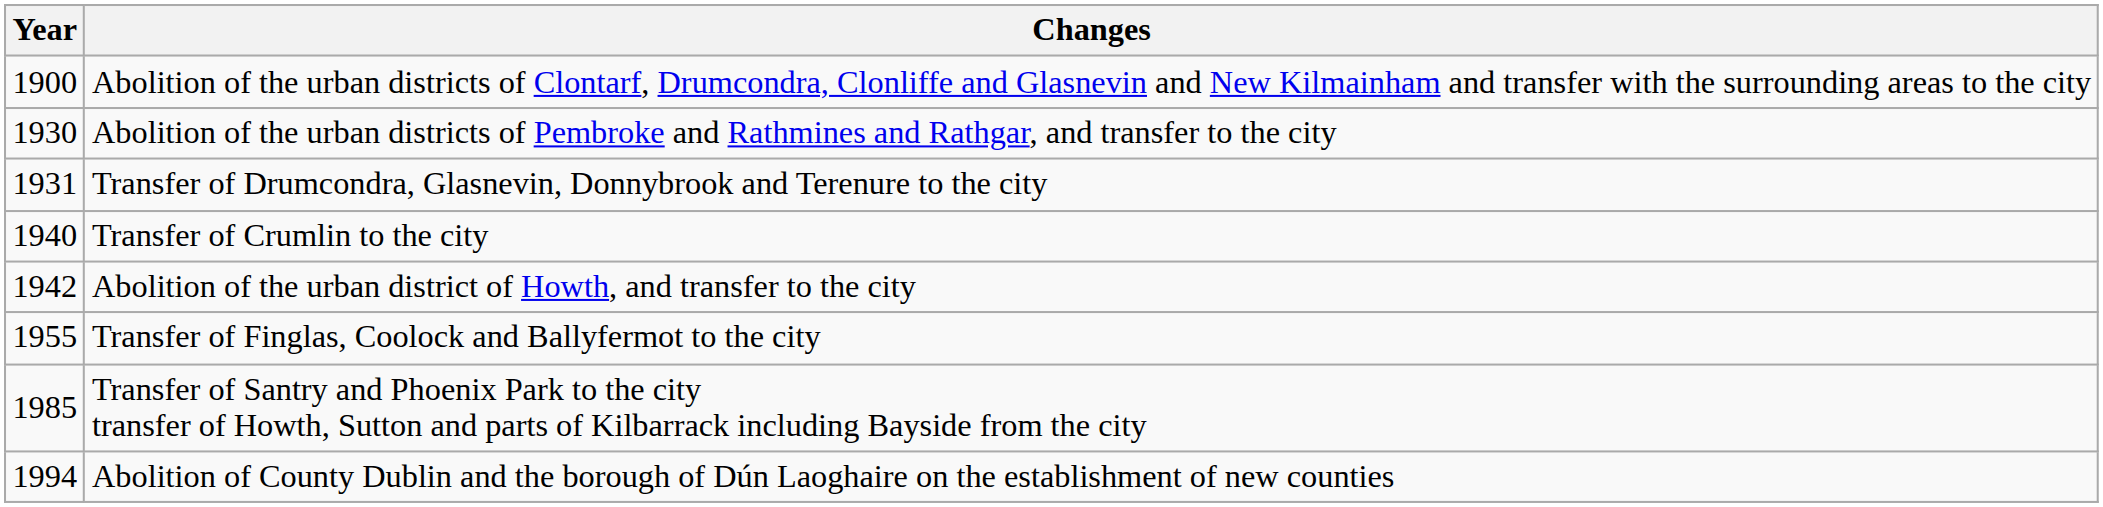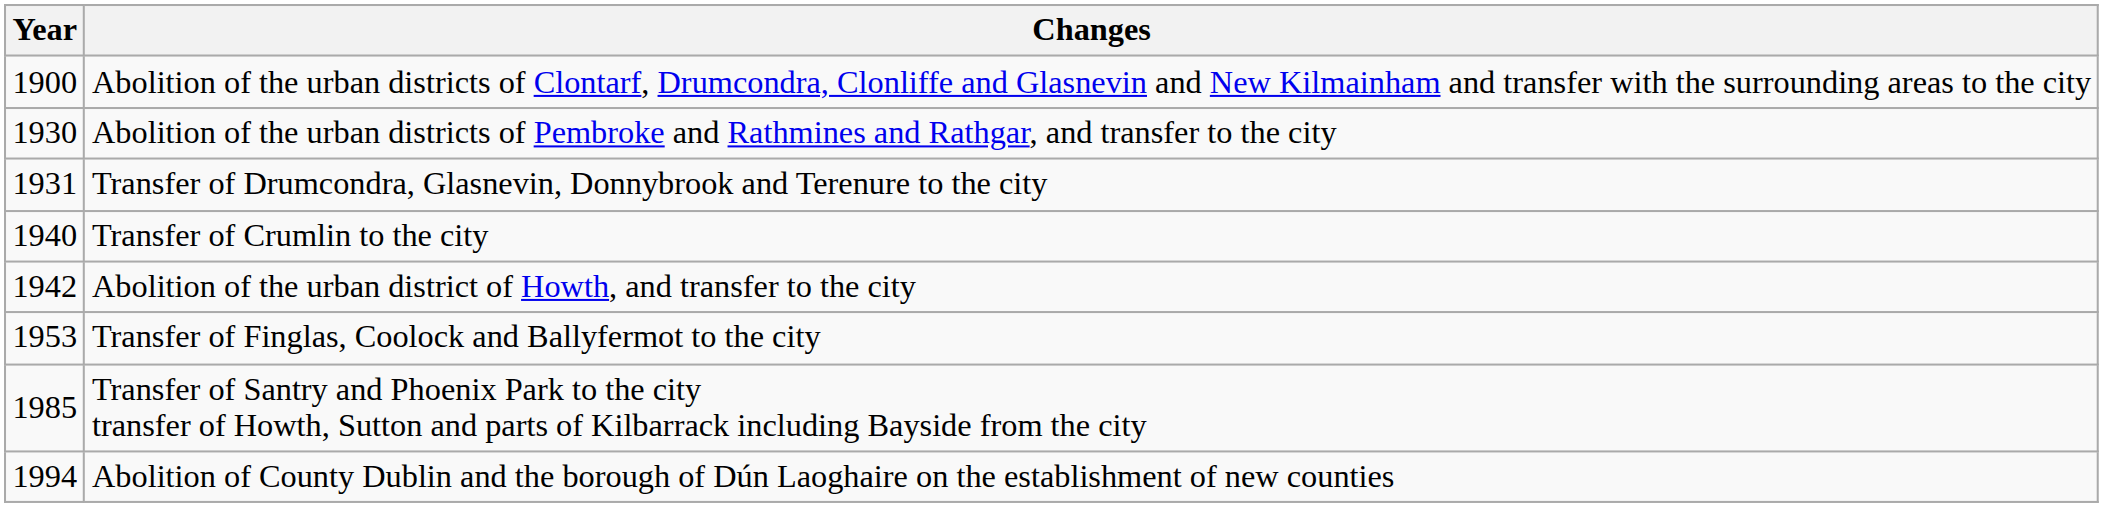(45, 337) 1955 -> (45, 337) 1953
